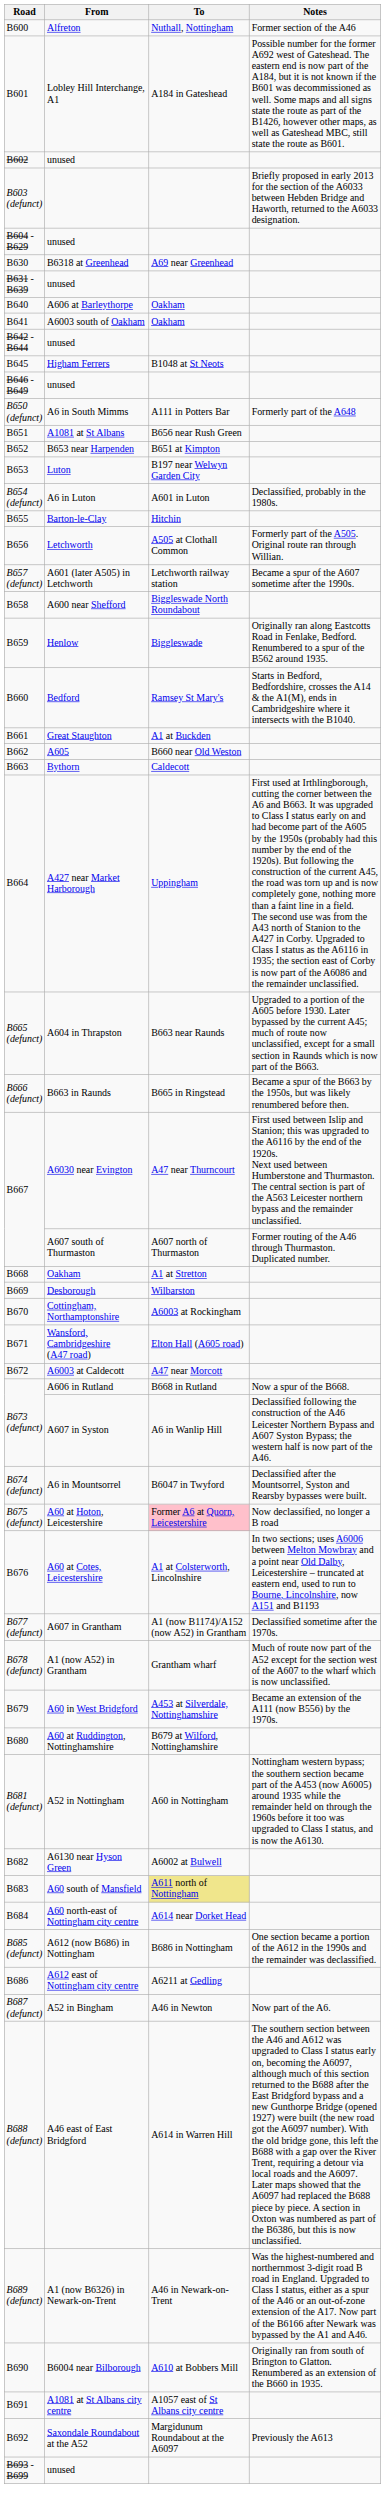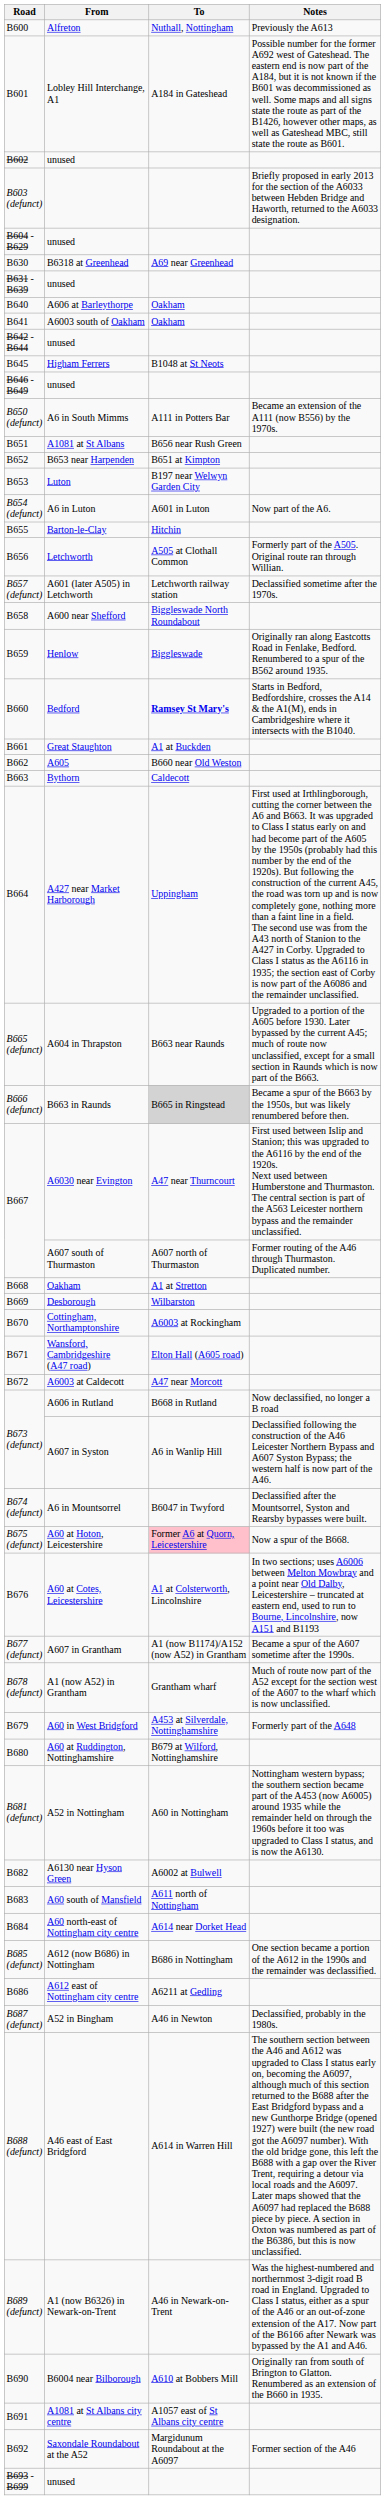(304, 28) Former section of the A46 -> (292, 28) Previously the A613
(304, 412) Formerly part of the A648 -> (306, 417) Became an extension of the A111 (now B556) by the 1970s.
(309, 497) Declassified, probably in the 1980s. -> (291, 508) Now part of the A6.
(305, 578) Became a spur of the A607 sometime after the 1990s. -> (314, 589) Declassified sometime after the 1970s.
(187, 697) normal -> (190, 709) bold
(188, 1093) no background -> (188, 1104) lightgrey background
(300, 1386) Now a spur of the B668. -> (311, 1403) Now declassified, no longer a B road
(311, 1517) Now declassified, no longer a B road -> (300, 1540) Now a spur of the B668.
(314, 1627) Declassified sometime after the 1970s. -> (305, 1649) Became a spur of the A607 sometime after the 1990s.
(306, 1708) Became an extension of the A111 (now B556) by the 1970s. -> (304, 1725) Formerly part of the A648
(179, 1889) khaki background -> (179, 1900) no background
(291, 2007) Now part of the A6. -> (309, 2018) Declassified, probably in the 1980s.
(292, 2438) Previously the A613 -> (304, 2449) Former section of the A46
